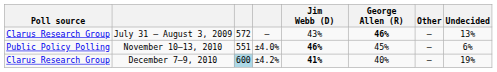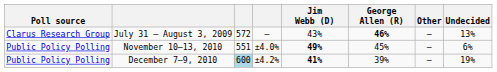(315, 47) 46% -> (315, 47) 49%
(58, 60) Clarus Research Group -> (58, 60) Public Policy Polling
(382, 60) 40% -> (382, 60) 39%
